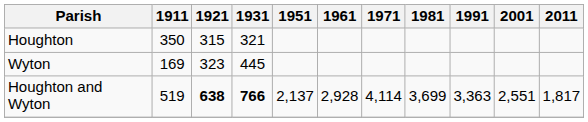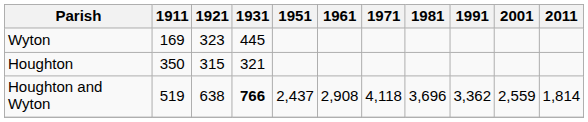rows swapped: (41, 40) <-> (29, 64)
(212, 96) bold -> (212, 96) normal
(295, 96) 2,137 -> (295, 96) 2,437
(340, 96) 2,928 -> (340, 96) 2,908
(384, 96) 4,114 -> (384, 96) 4,118
(428, 96) 3,699 -> (428, 96) 3,696
(472, 96) 3,363 -> (472, 96) 3,362
(517, 96) 2,551 -> (517, 96) 2,559
(561, 96) 1,817 -> (561, 96) 1,814
